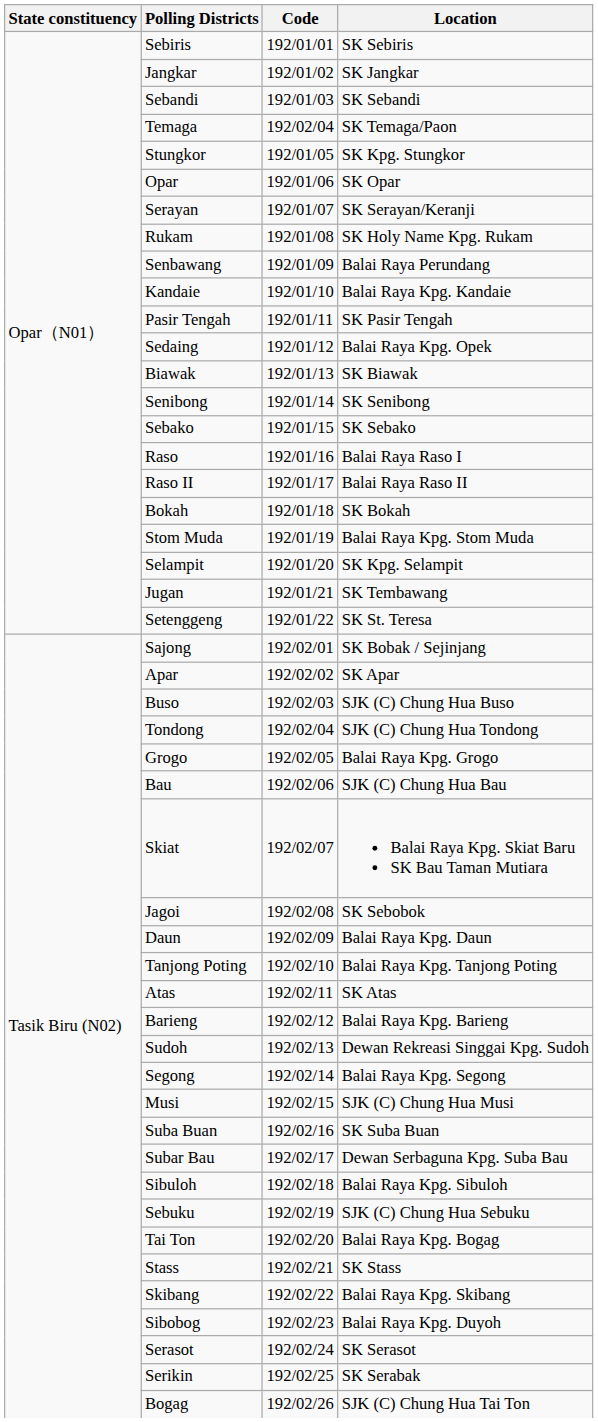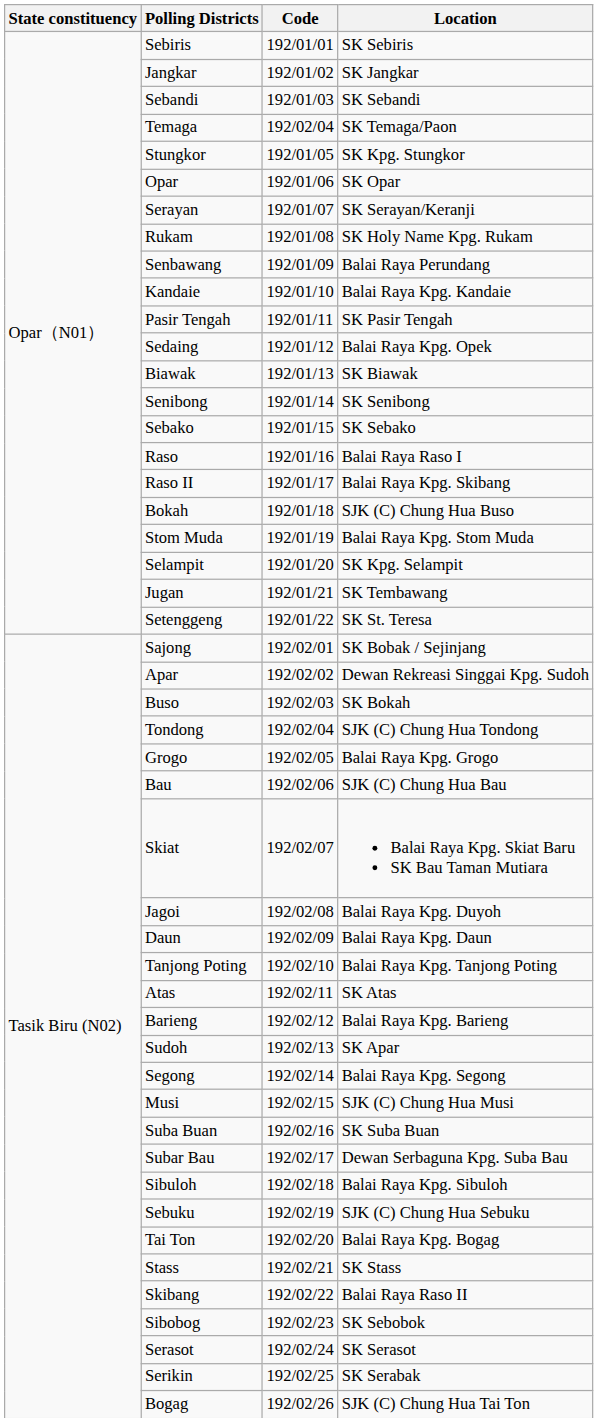(405, 483) Balai Raya Raso II -> (426, 483) Balai Raya Kpg. Skibang
(376, 510) SK Bokah -> (428, 510) SJK (C) Chung Hua Buso
(370, 674) SK Apar -> (465, 674) Dewan Rekreasi Singgai Kpg. Sudoh
(428, 702) SJK (C) Chung Hua Buso -> (376, 702) SK Bokah
(383, 911) SK Sebobok -> (421, 911) Balai Raya Kpg. Duyoh
(465, 1048) Dewan Rekreasi Singgai Kpg. Sudoh -> (370, 1048) SK Apar
(426, 1294) Balai Raya Kpg. Skibang -> (405, 1294) Balai Raya Raso II
(421, 1321) Balai Raya Kpg. Duyoh -> (383, 1321) SK Sebobok
